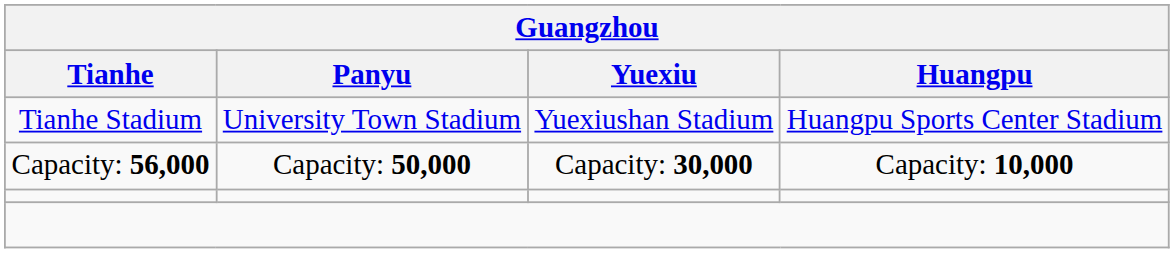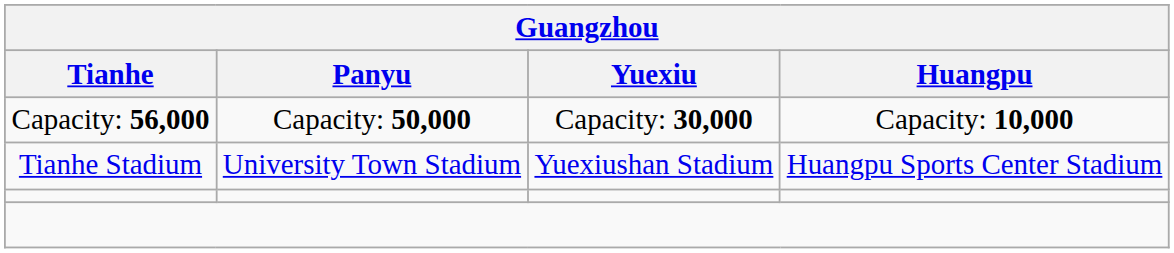rows swapped: (110, 119) <-> (111, 165)
